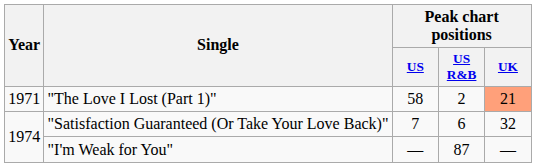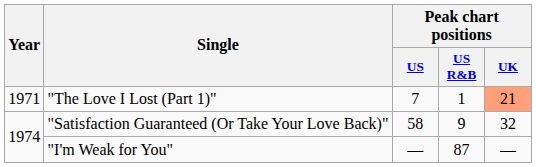(415, 98) 58 -> (415, 98) 7
(462, 98) 2 -> (462, 98) 1
(415, 124) 7 -> (415, 124) 58
(462, 124) 6 -> (462, 124) 9
